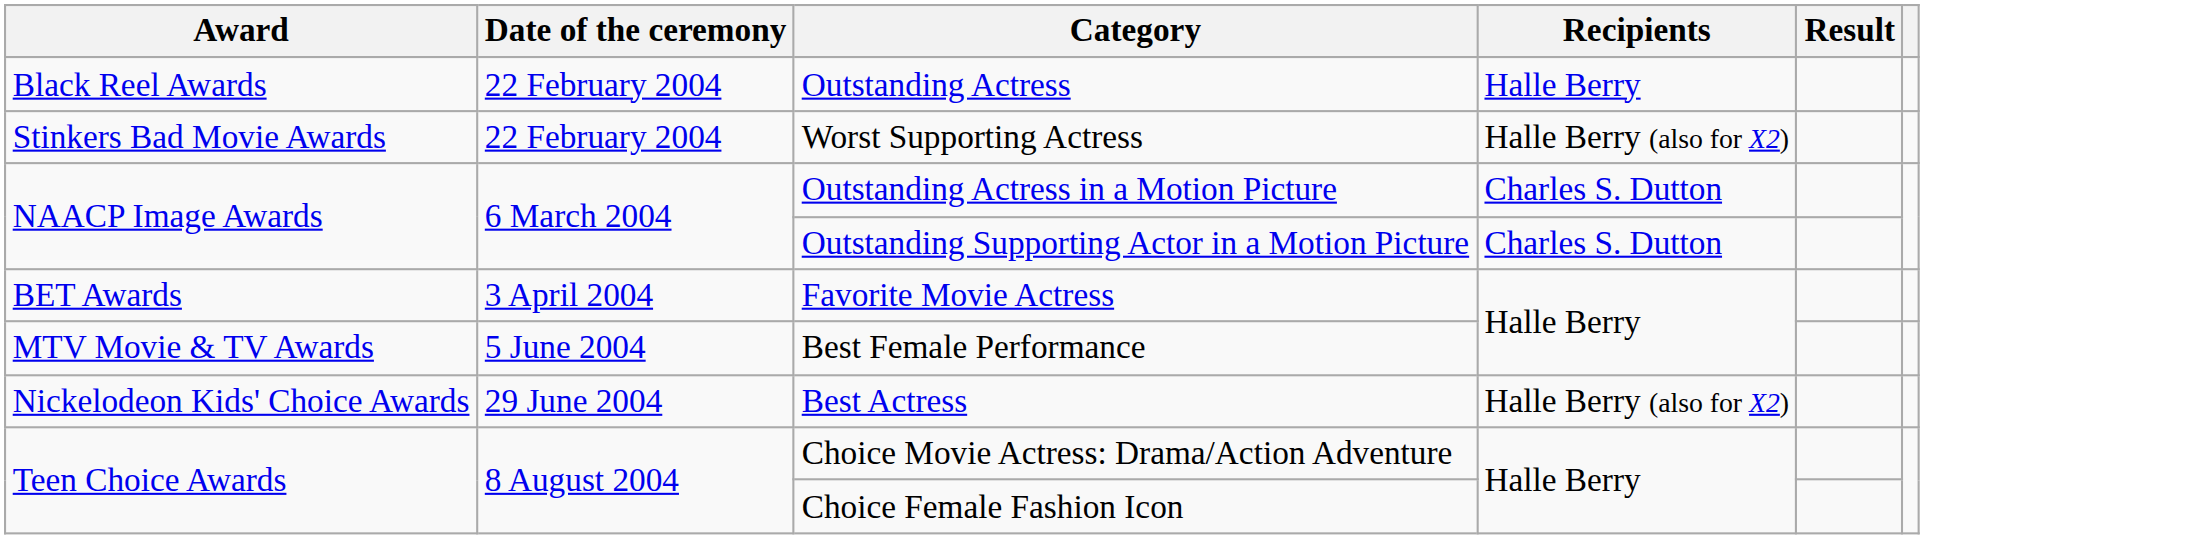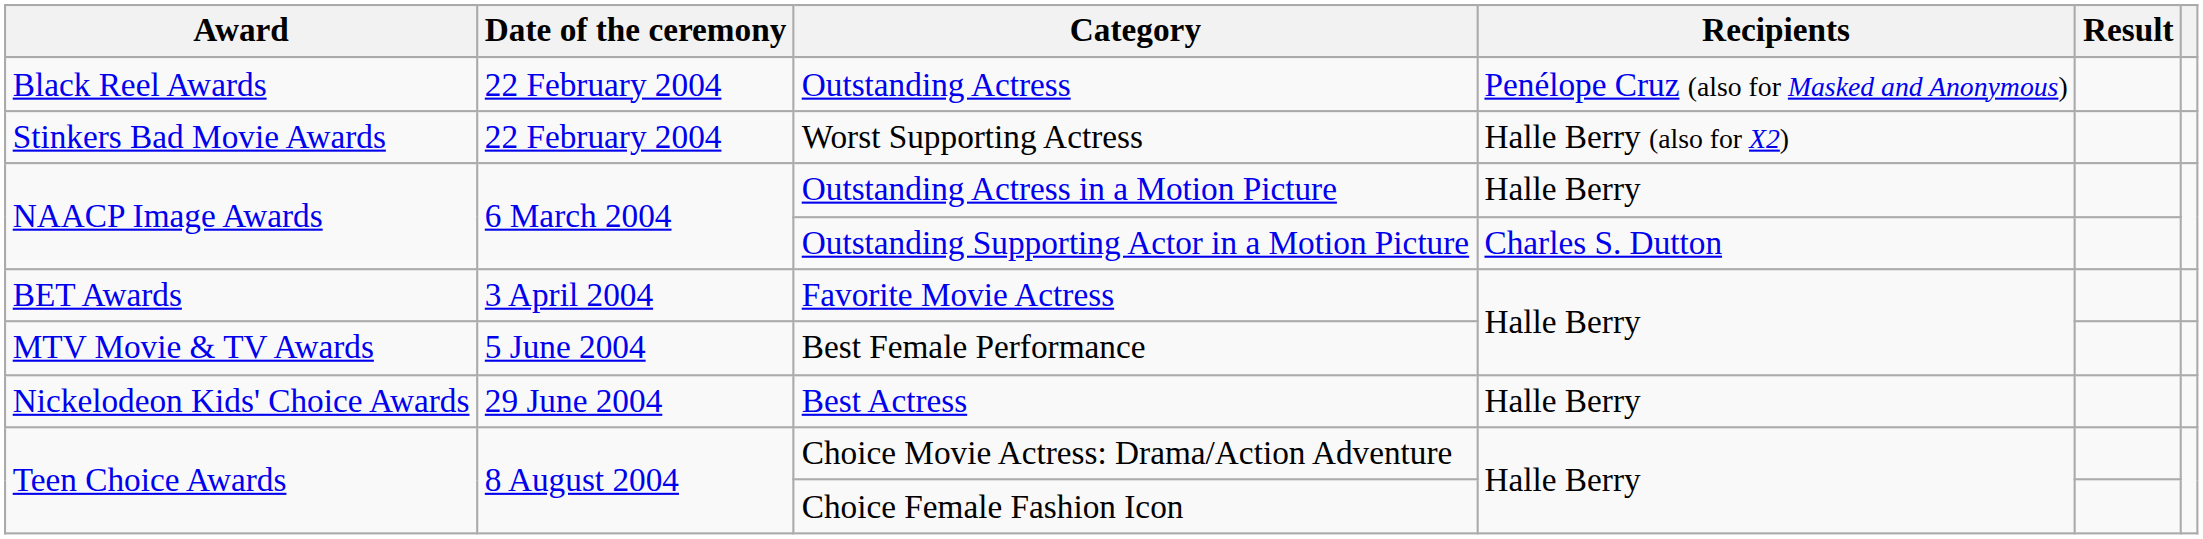(1563, 83) Halle Berry -> (1776, 83) Penélope Cruz (also for Masked and Anonymous)
(1603, 189) Charles S. Dutton -> (1563, 189) Halle Berry
(1637, 400) Halle Berry (also for X2) -> (1563, 400) Halle Berry
